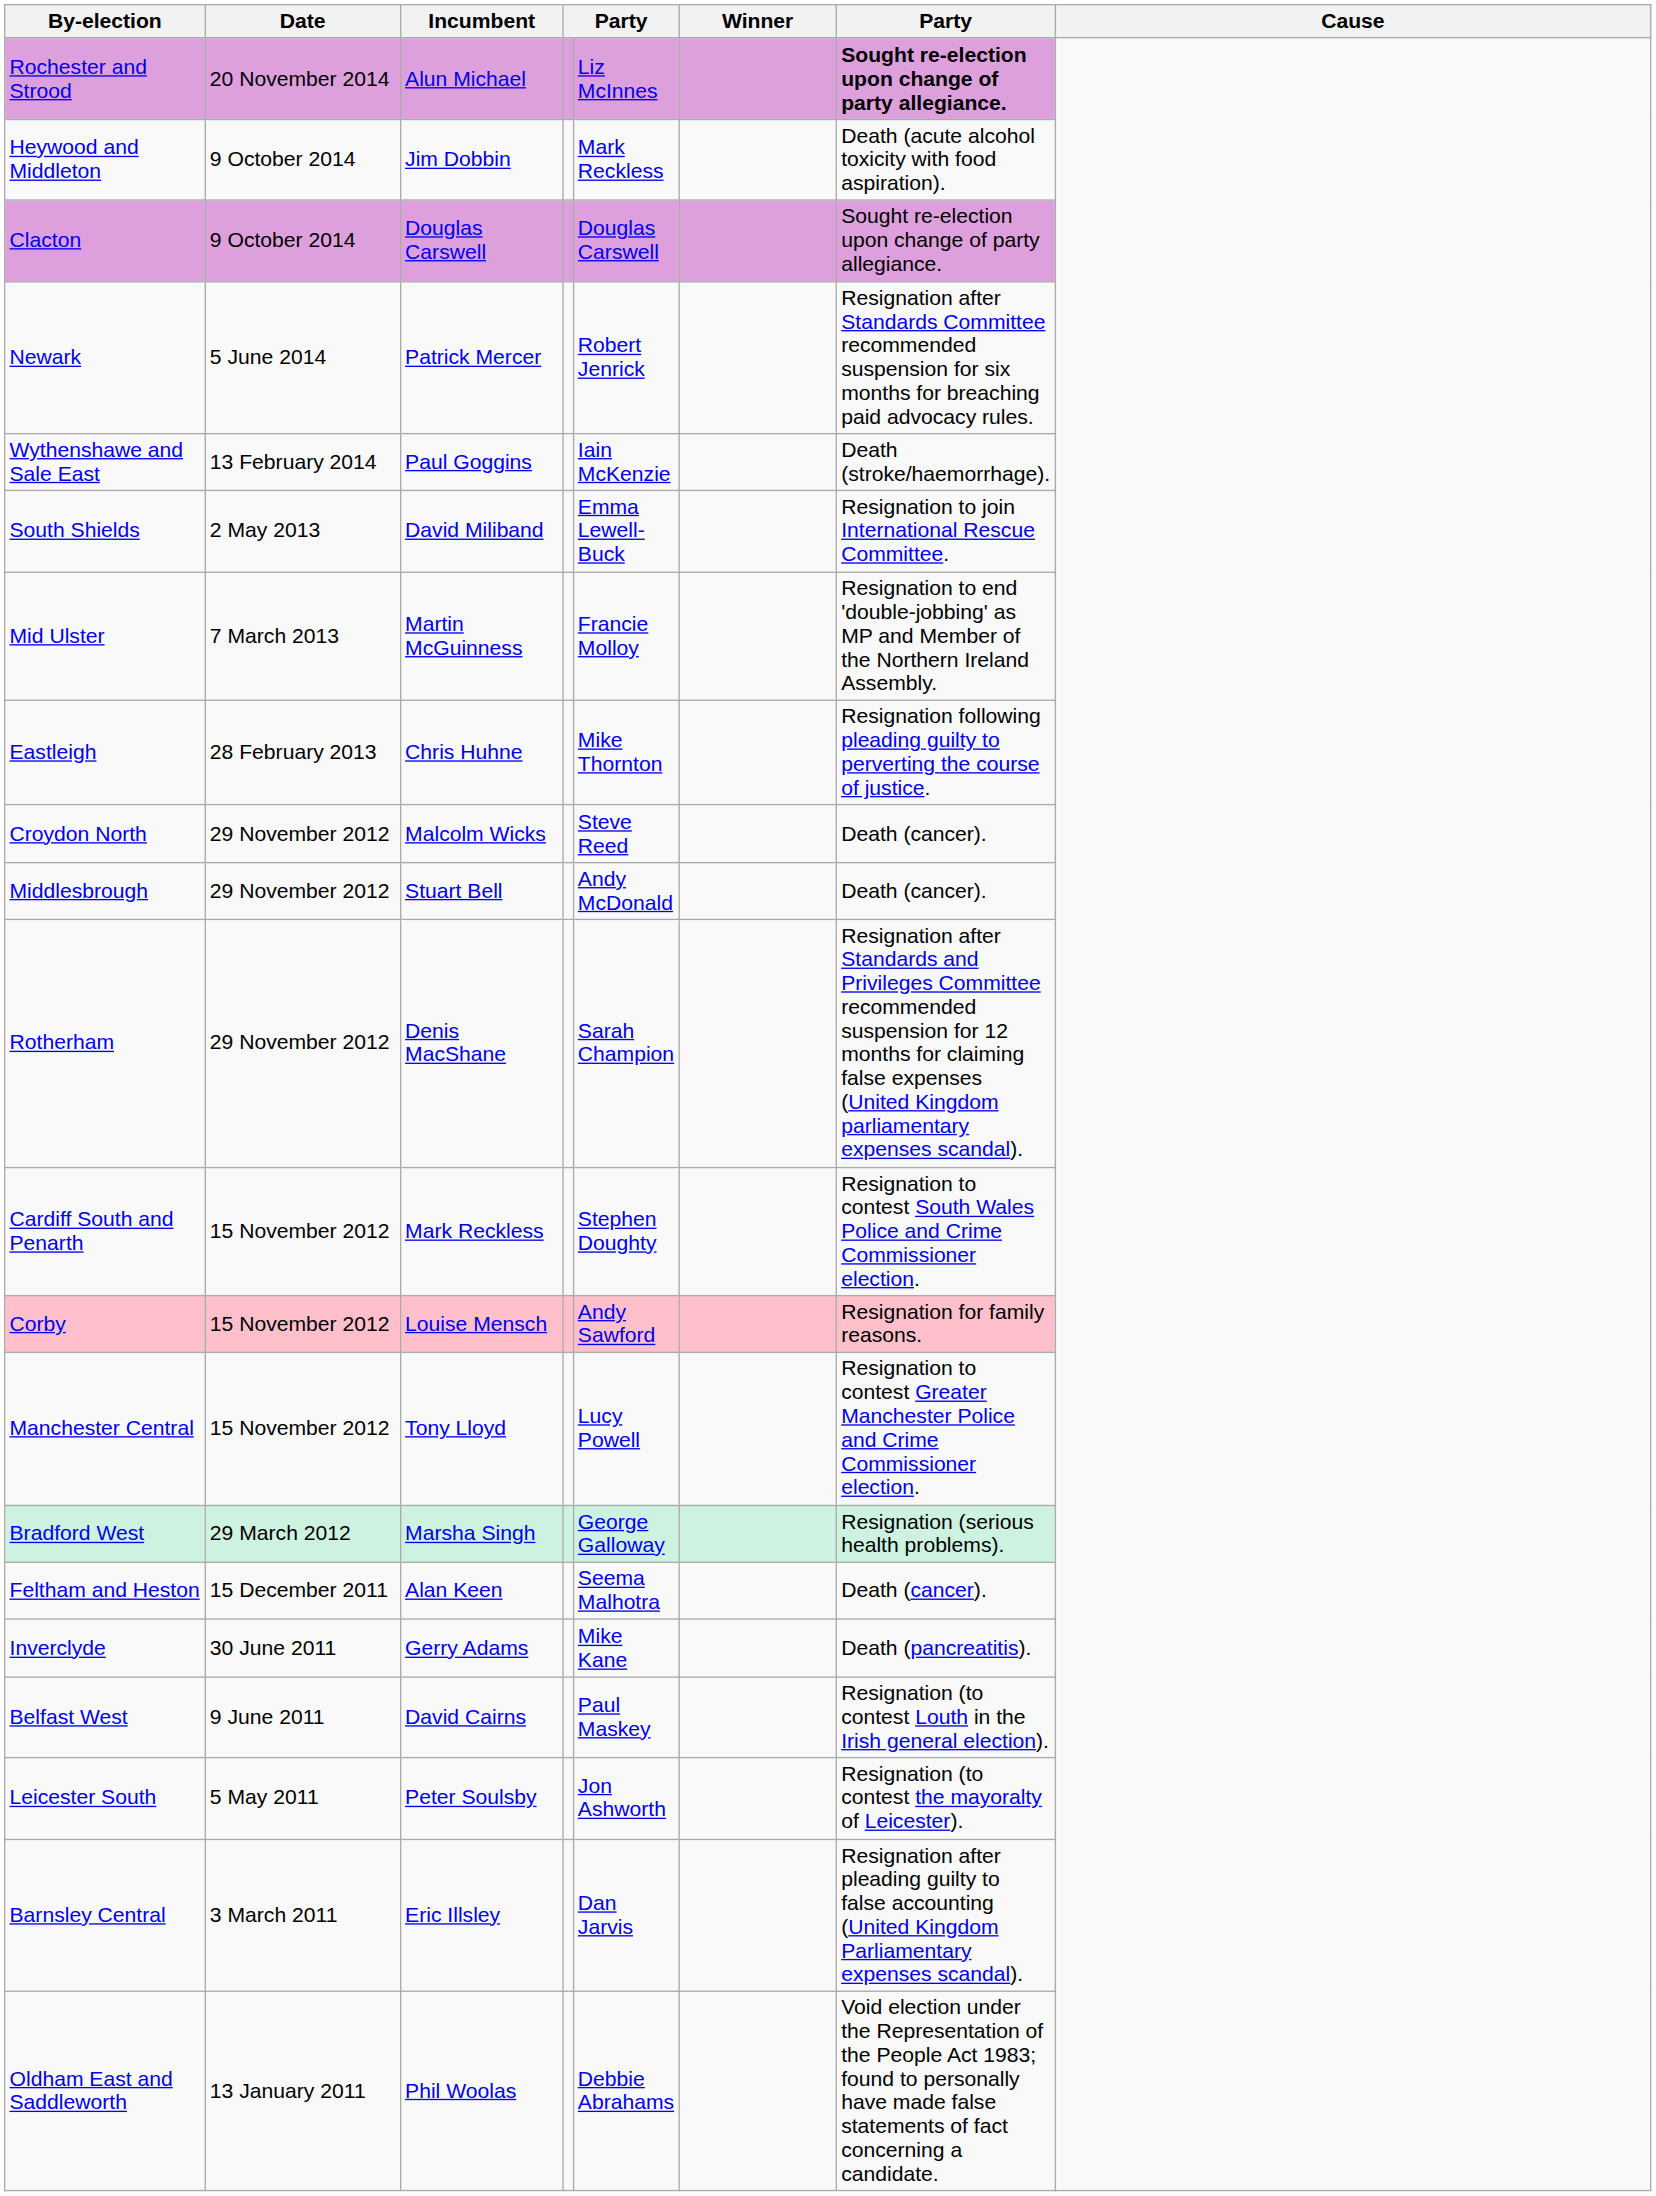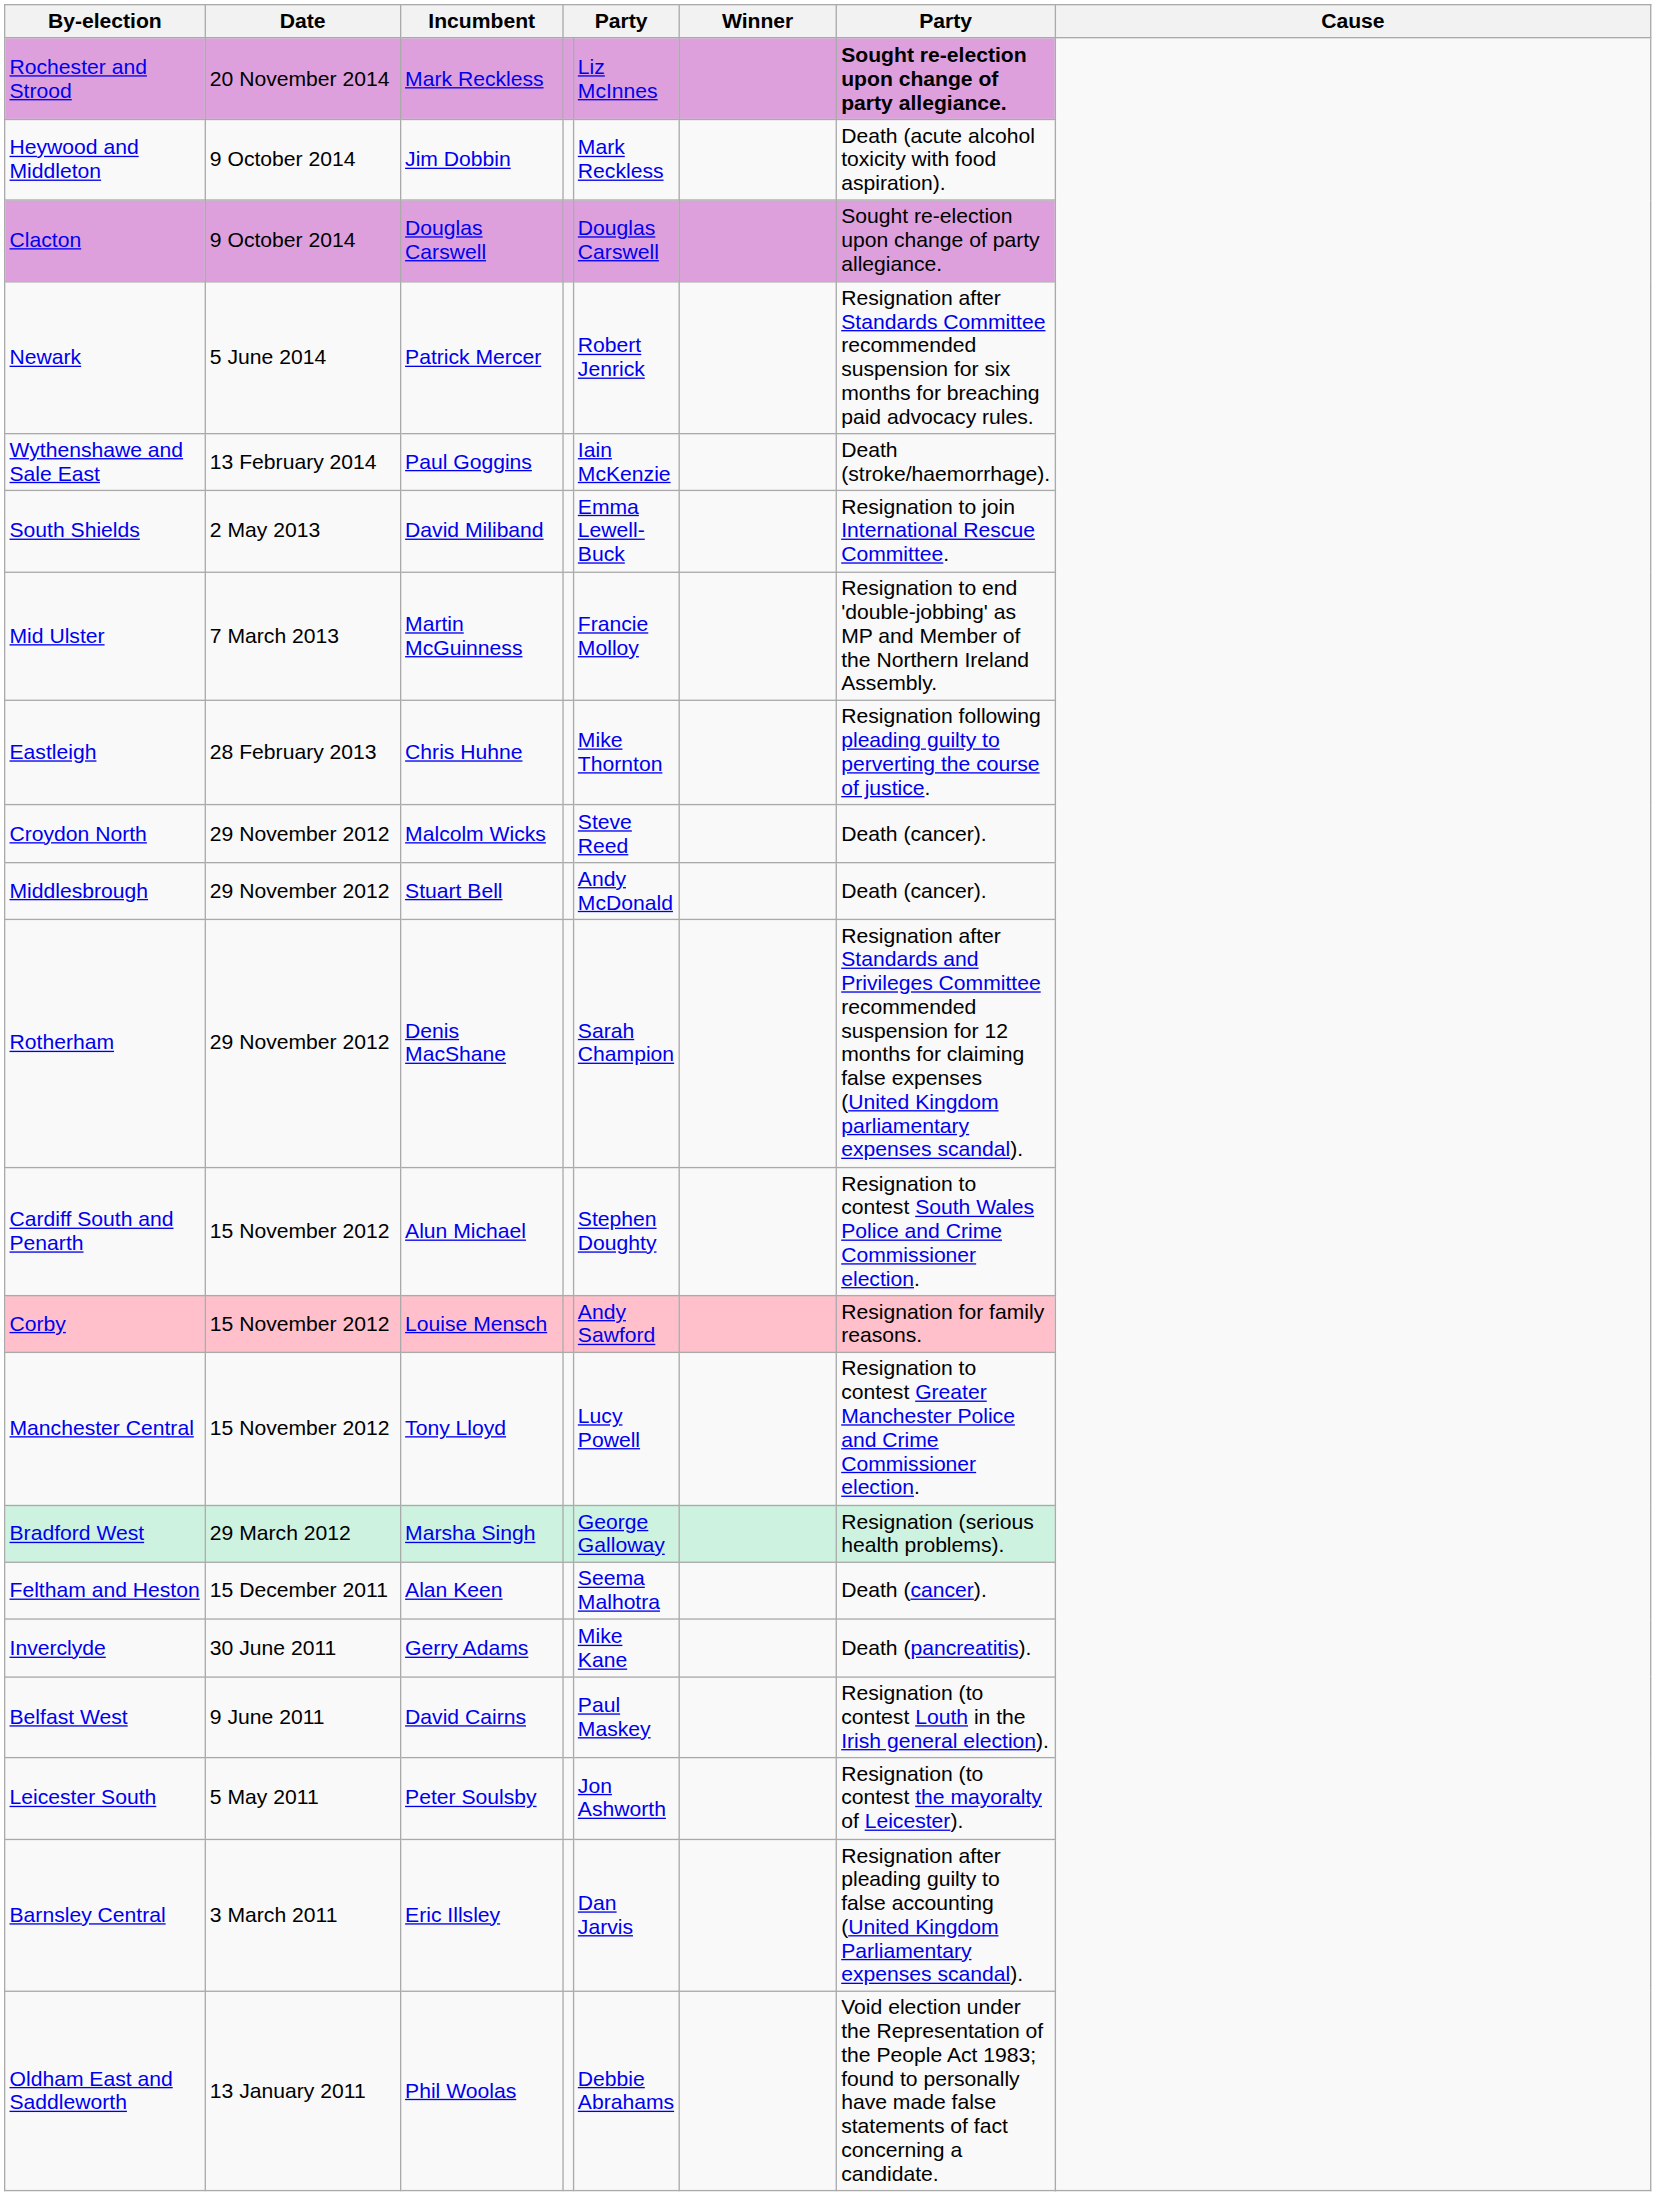(466, 78) Alun Michael -> (474, 78) Mark Reckless
(474, 1231) Mark Reckless -> (466, 1231) Alun Michael
